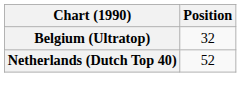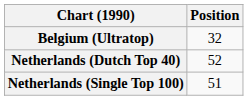+ row: (96, 83)
